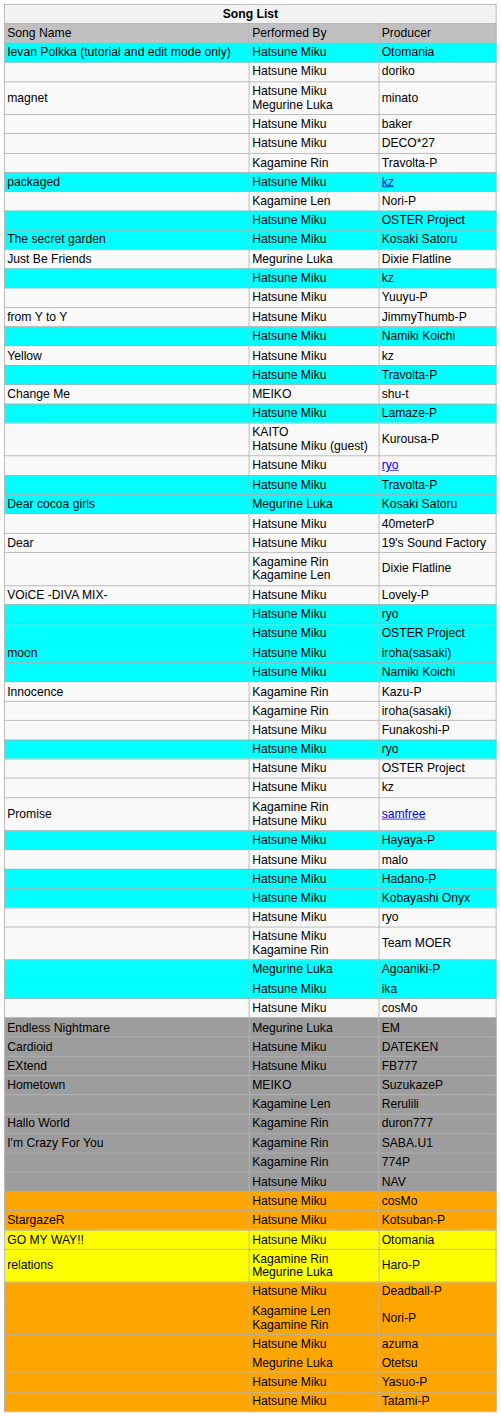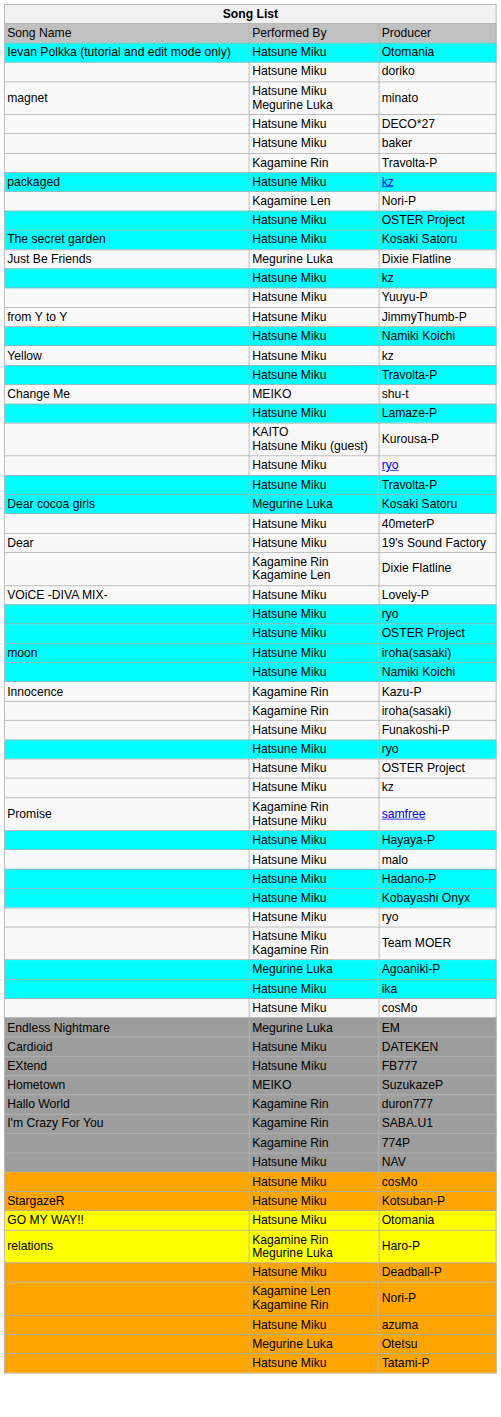rows swapped: (127, 143) <-> (127, 124)
- row: (127, 1105)
- row: (127, 1383)
